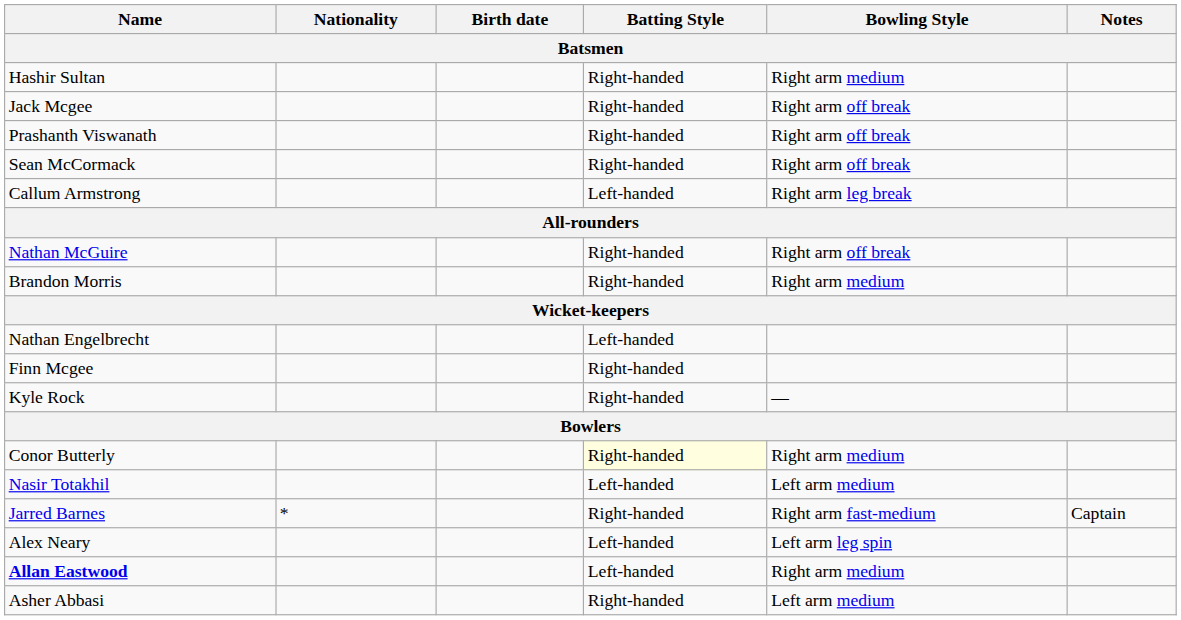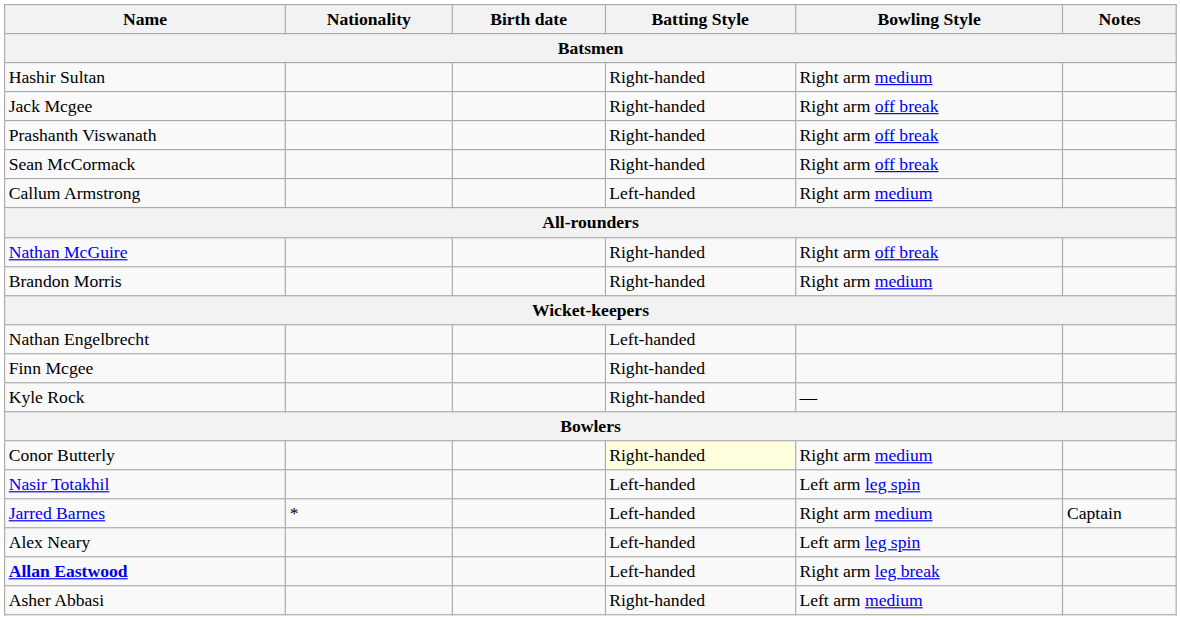(841, 193) Right arm leg break -> (866, 193) Right arm medium
(833, 484) Left arm medium -> (860, 484) Left arm leg spin
(636, 513) Right-handed -> (652, 513) Left-handed
(853, 513) Right arm fast-medium -> (866, 513) Right arm medium
(838, 571) Right arm medium -> (870, 571) Right arm leg break
